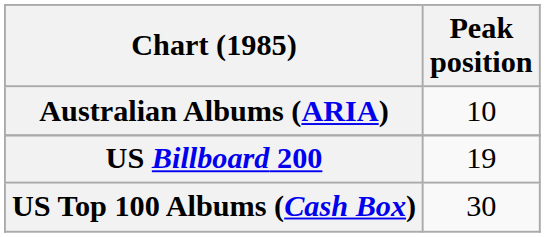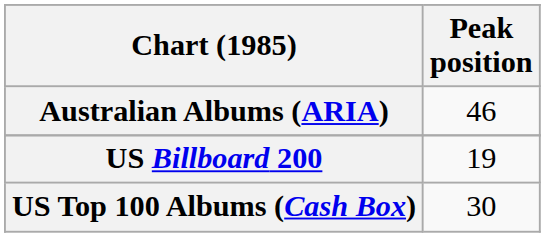(481, 110) 10 -> (481, 110) 46
